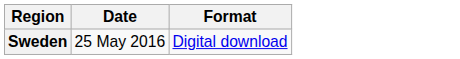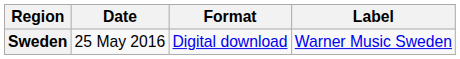+ column: (373, 16)
